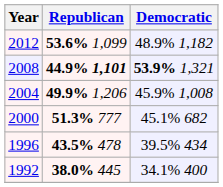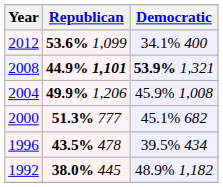(174, 42) 48.9% 1,182 -> (174, 42) 34.1% 400
(174, 169) 34.1% 400 -> (174, 169) 48.9% 1,182
